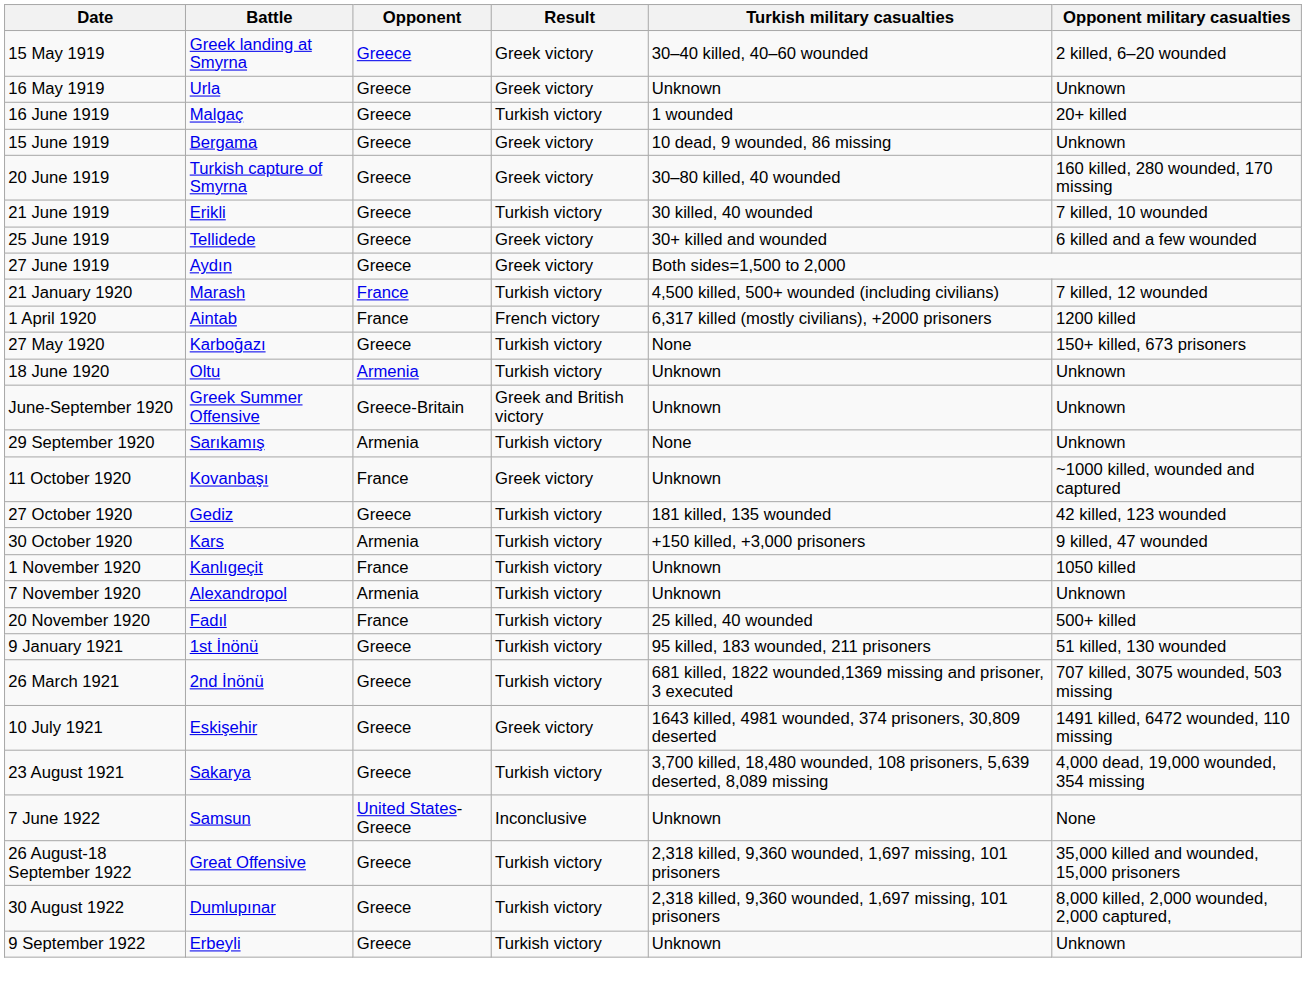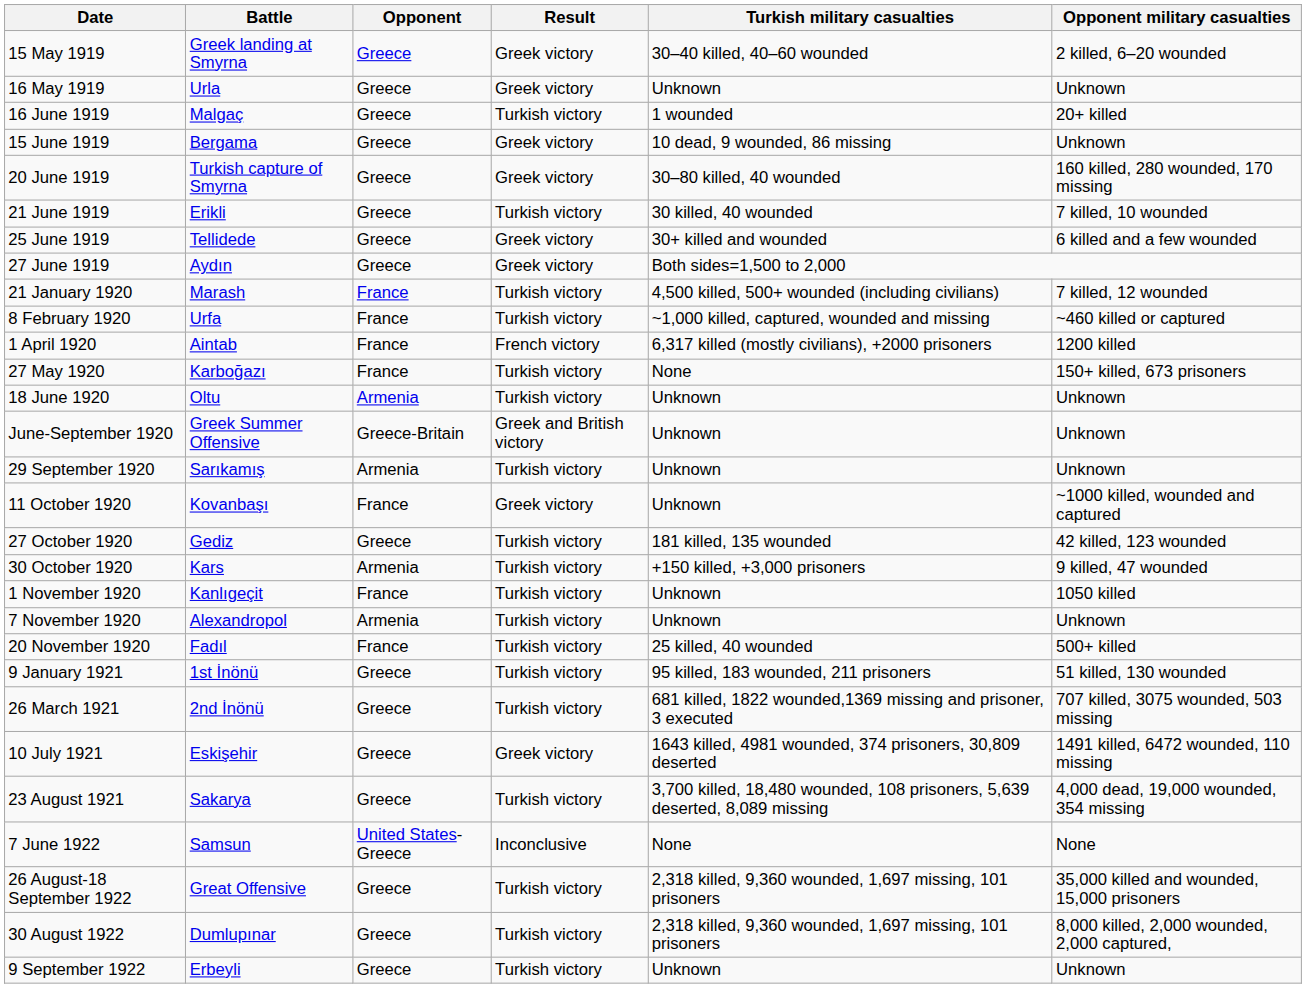+ row: (69, 319)
(384, 345) Greece -> (383, 371) France
(672, 443) None -> (686, 469) Unknown
(686, 817) Unknown -> (672, 844) None
